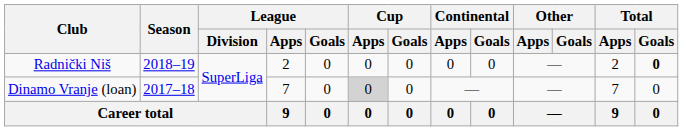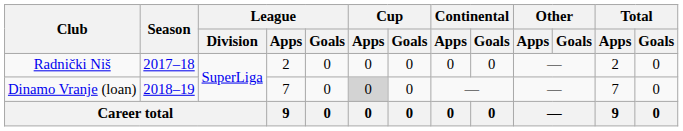(169, 65) 2018–19 -> (169, 65) 2017–18
(656, 65) bold -> (656, 65) normal
(169, 89) 2017–18 -> (169, 89) 2018–19
